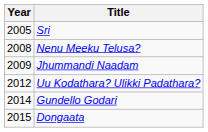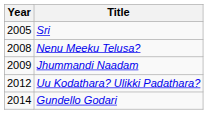- row: (60, 118)
